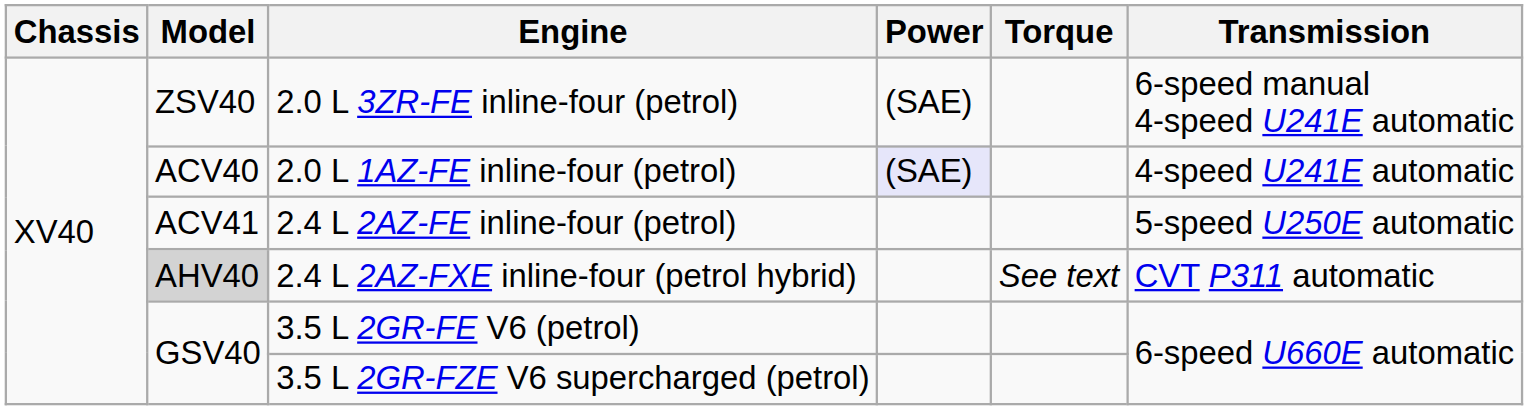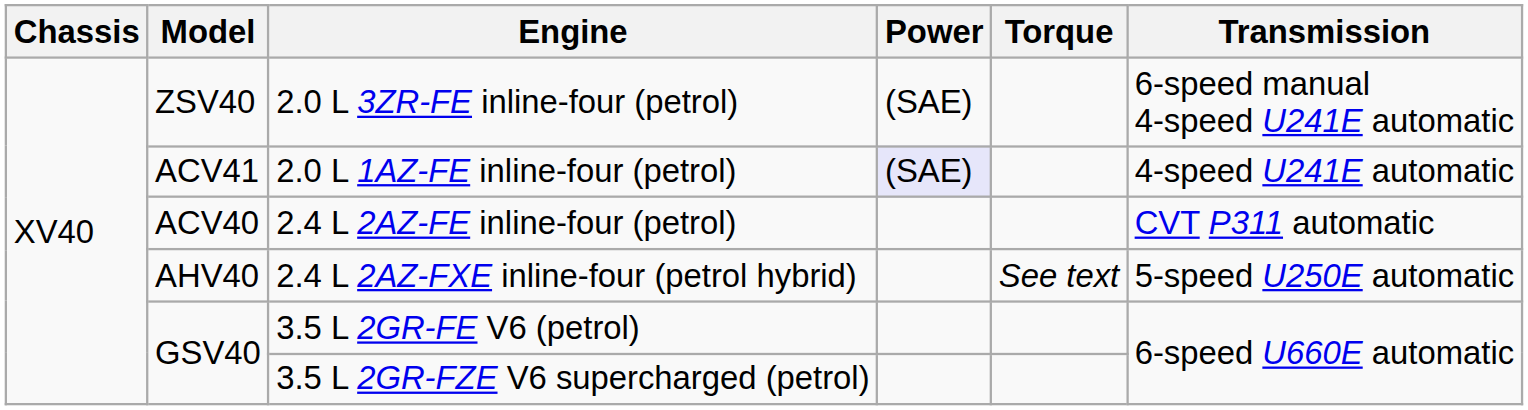(207, 172) ACV40 -> (207, 172) ACV41
(207, 224) ACV41 -> (207, 224) ACV40
(1324, 224) 5-speed U250E automatic -> (1285, 224) CVT P311 automatic
(207, 275) lightgrey background -> (207, 275) no background
(1285, 275) CVT P311 automatic -> (1324, 275) 5-speed U250E automatic
